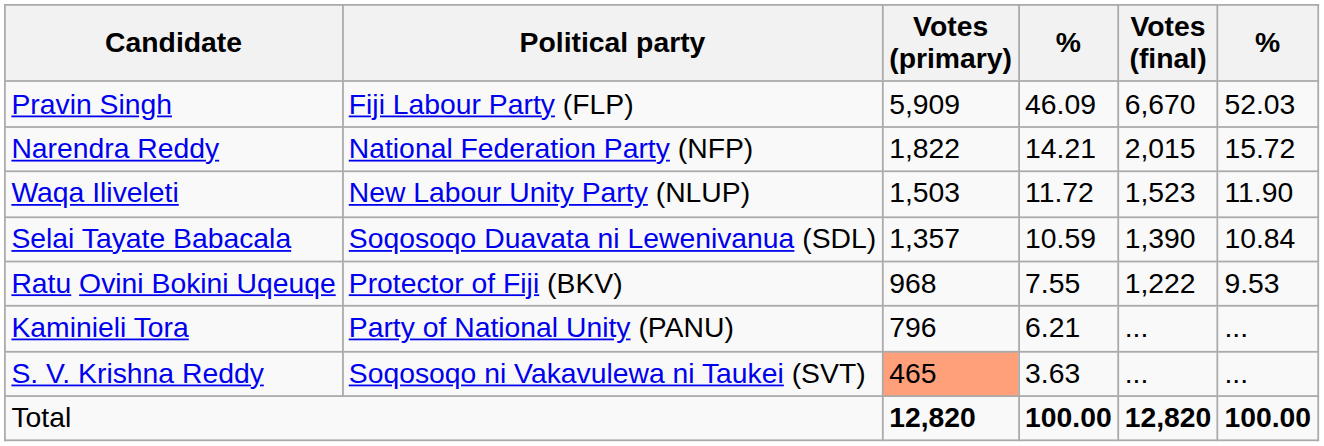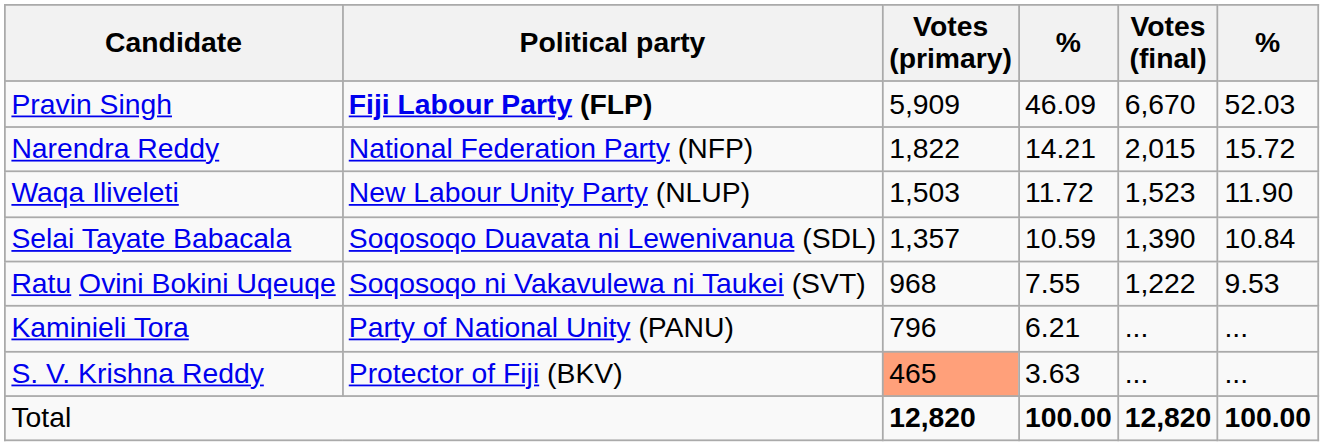(491, 103) normal -> (501, 103) bold
(486, 283) Protector of Fiji (BKV) -> (607, 283) Soqosoqo ni Vakavulewa ni Taukei (SVT)
(607, 373) Soqosoqo ni Vakavulewa ni Taukei (SVT) -> (486, 373) Protector of Fiji (BKV)
